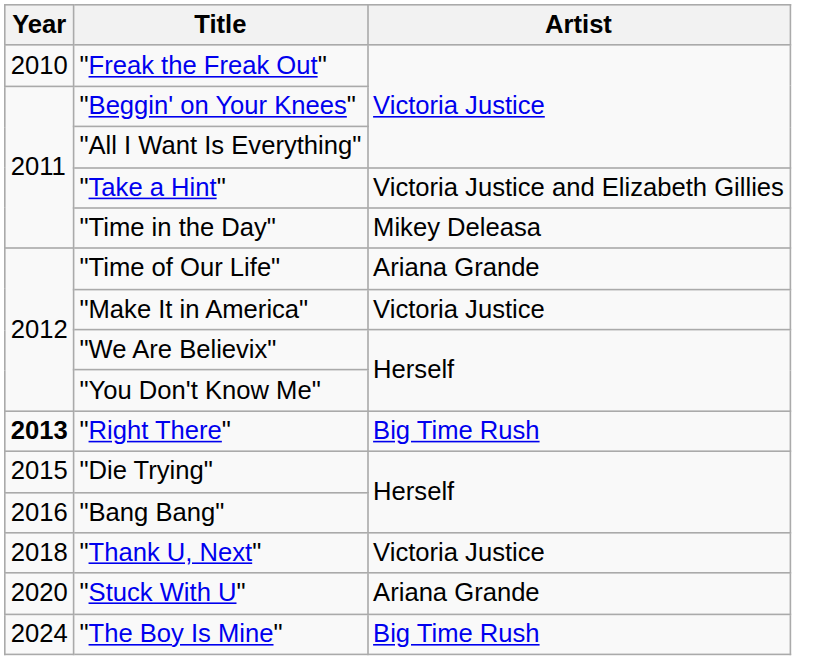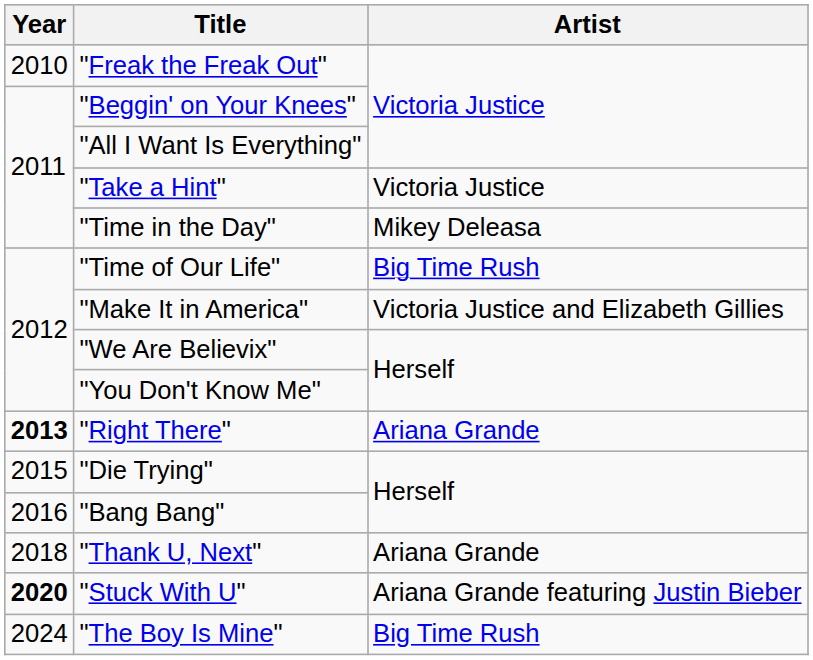(578, 187) Victoria Justice and Elizabeth Gillies -> (459, 187) Victoria Justice
(456, 268) Ariana Grande -> (456, 268) Big Time Rush
(459, 308) Victoria Justice -> (578, 308) Victoria Justice and Elizabeth Gillies
(456, 430) Big Time Rush -> (456, 430) Ariana Grande
(459, 552) Victoria Justice -> (456, 552) Ariana Grande
(39, 593) normal -> (39, 593) bold
(456, 593) Ariana Grande -> (587, 593) Ariana Grande featuring Justin Bieber
